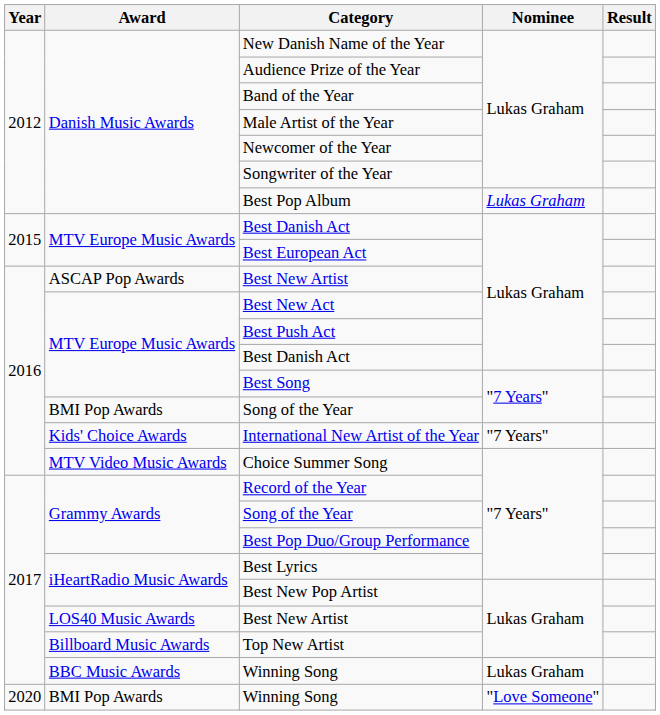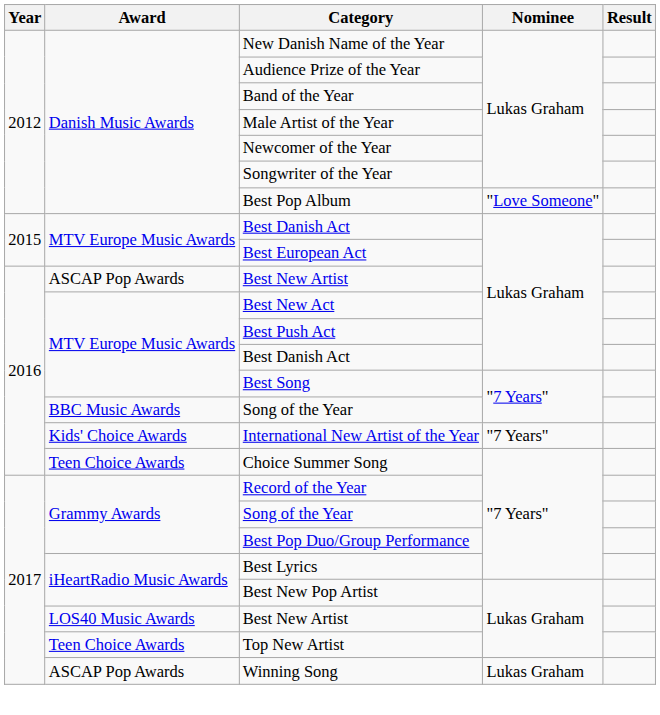(536, 200) Lukas Graham -> (543, 200) "Love Someone"
(106, 409) BMI Pop Awards -> (114, 409) BBC Music Awards
(138, 461) MTV Video Music Awards -> (117, 461) Teen Choice Awards
(129, 644) Billboard Music Awards -> (117, 644) Teen Choice Awards
(114, 670) BBC Music Awards -> (116, 670) ASCAP Pop Awards
- row: (25, 697)
